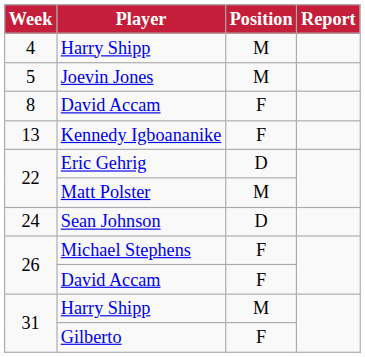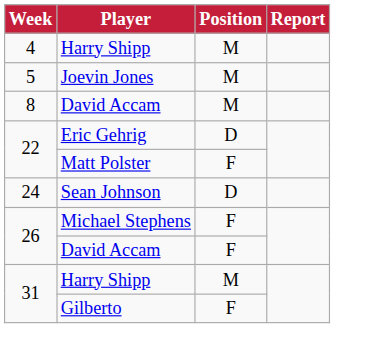(261, 105) F -> (231, 105) M
- row: (31, 134)
(261, 192) M -> (231, 163) F
